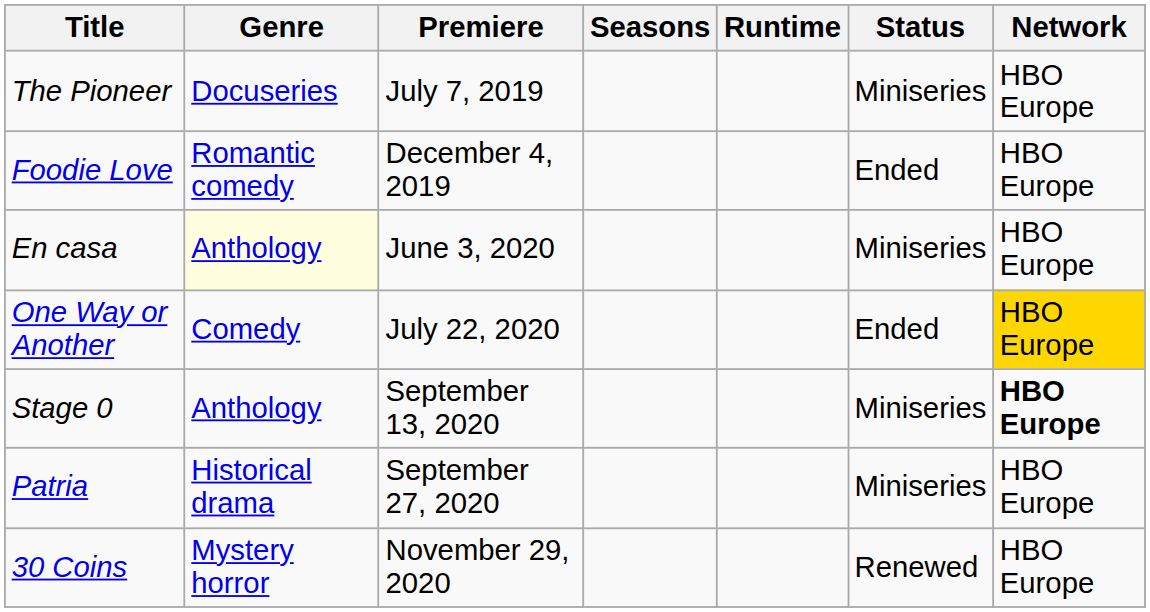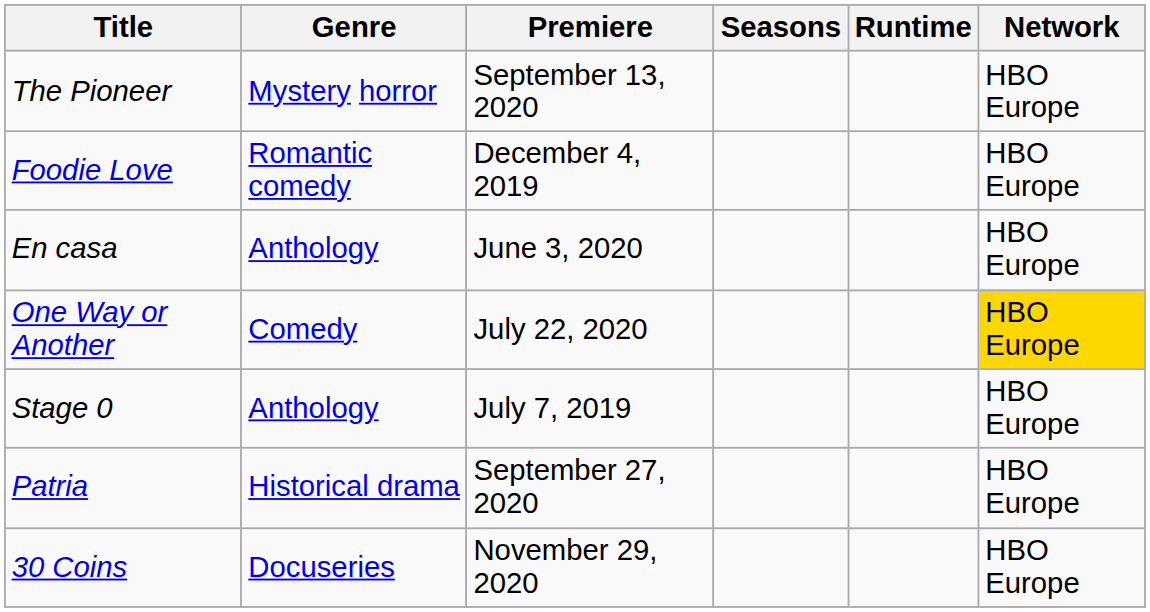- column: (920, 27)
(265, 90) Docuseries -> (343, 90) Mystery horror
(465, 90) July 7, 2019 -> (569, 90) September 13, 2020
(256, 249) lightyellow background -> (313, 249) no background
(457, 408) September 13, 2020 -> (552, 408) July 7, 2019
(1050, 408) bold -> (1032, 408) normal
(243, 566) Mystery horror -> (322, 566) Docuseries
